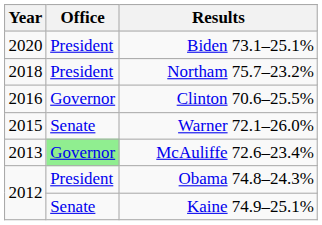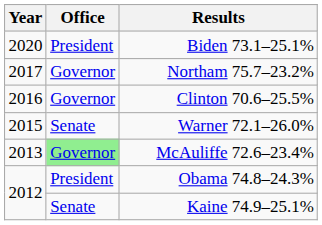(25, 71) 2018 -> (25, 71) 2017
(82, 71) President -> (83, 71) Governor
